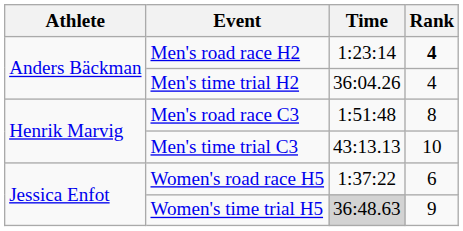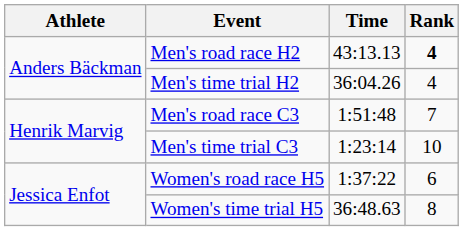(367, 52) 1:23:14 -> (367, 52) 43:13.13
(432, 115) 8 -> (432, 115) 7
(367, 147) 43:13.13 -> (367, 147) 1:23:14
(367, 210) lightgrey background -> (367, 210) no background
(432, 210) 9 -> (432, 210) 8
